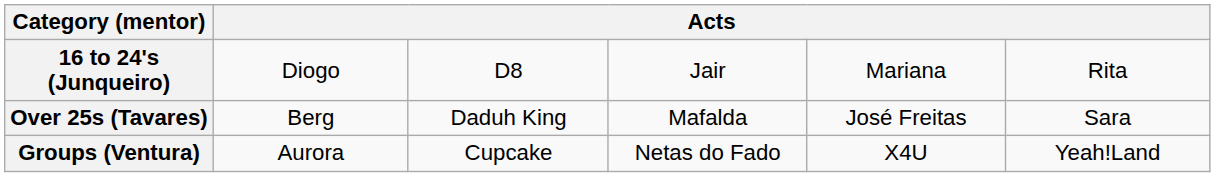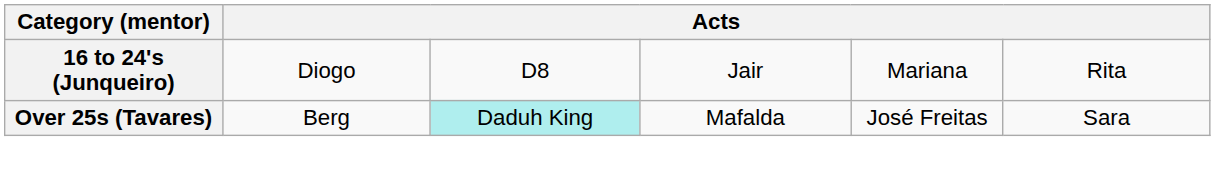(509, 117) no background -> (535, 117) paleturquoise background
- row: (109, 152)
